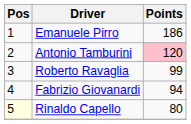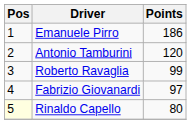(173, 52) pink background -> (173, 52) no background
(176, 90) 94 -> (176, 90) 97
